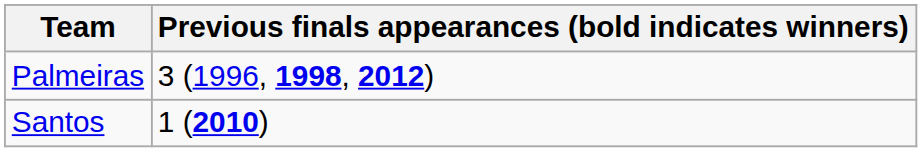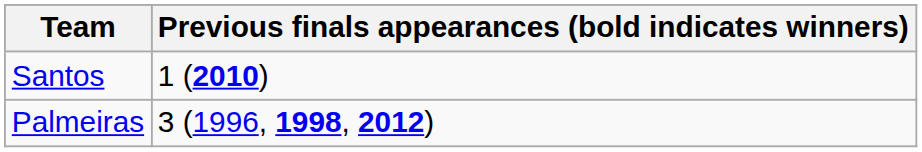rows swapped: (58, 122) <-> (78, 75)
